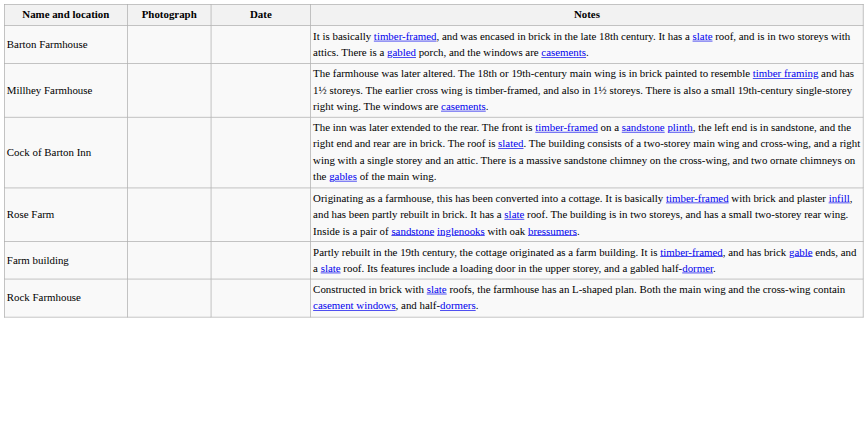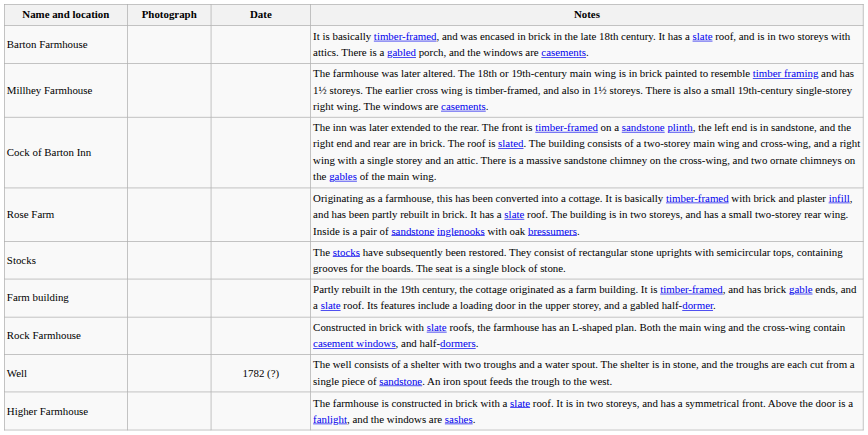+ row: (21, 260)
+ row: (17, 373)
+ row: (47, 411)
